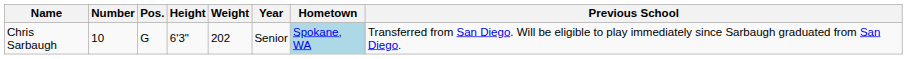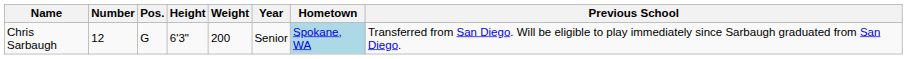(98, 38) 10 -> (98, 38) 12
(221, 38) 202 -> (221, 38) 200
